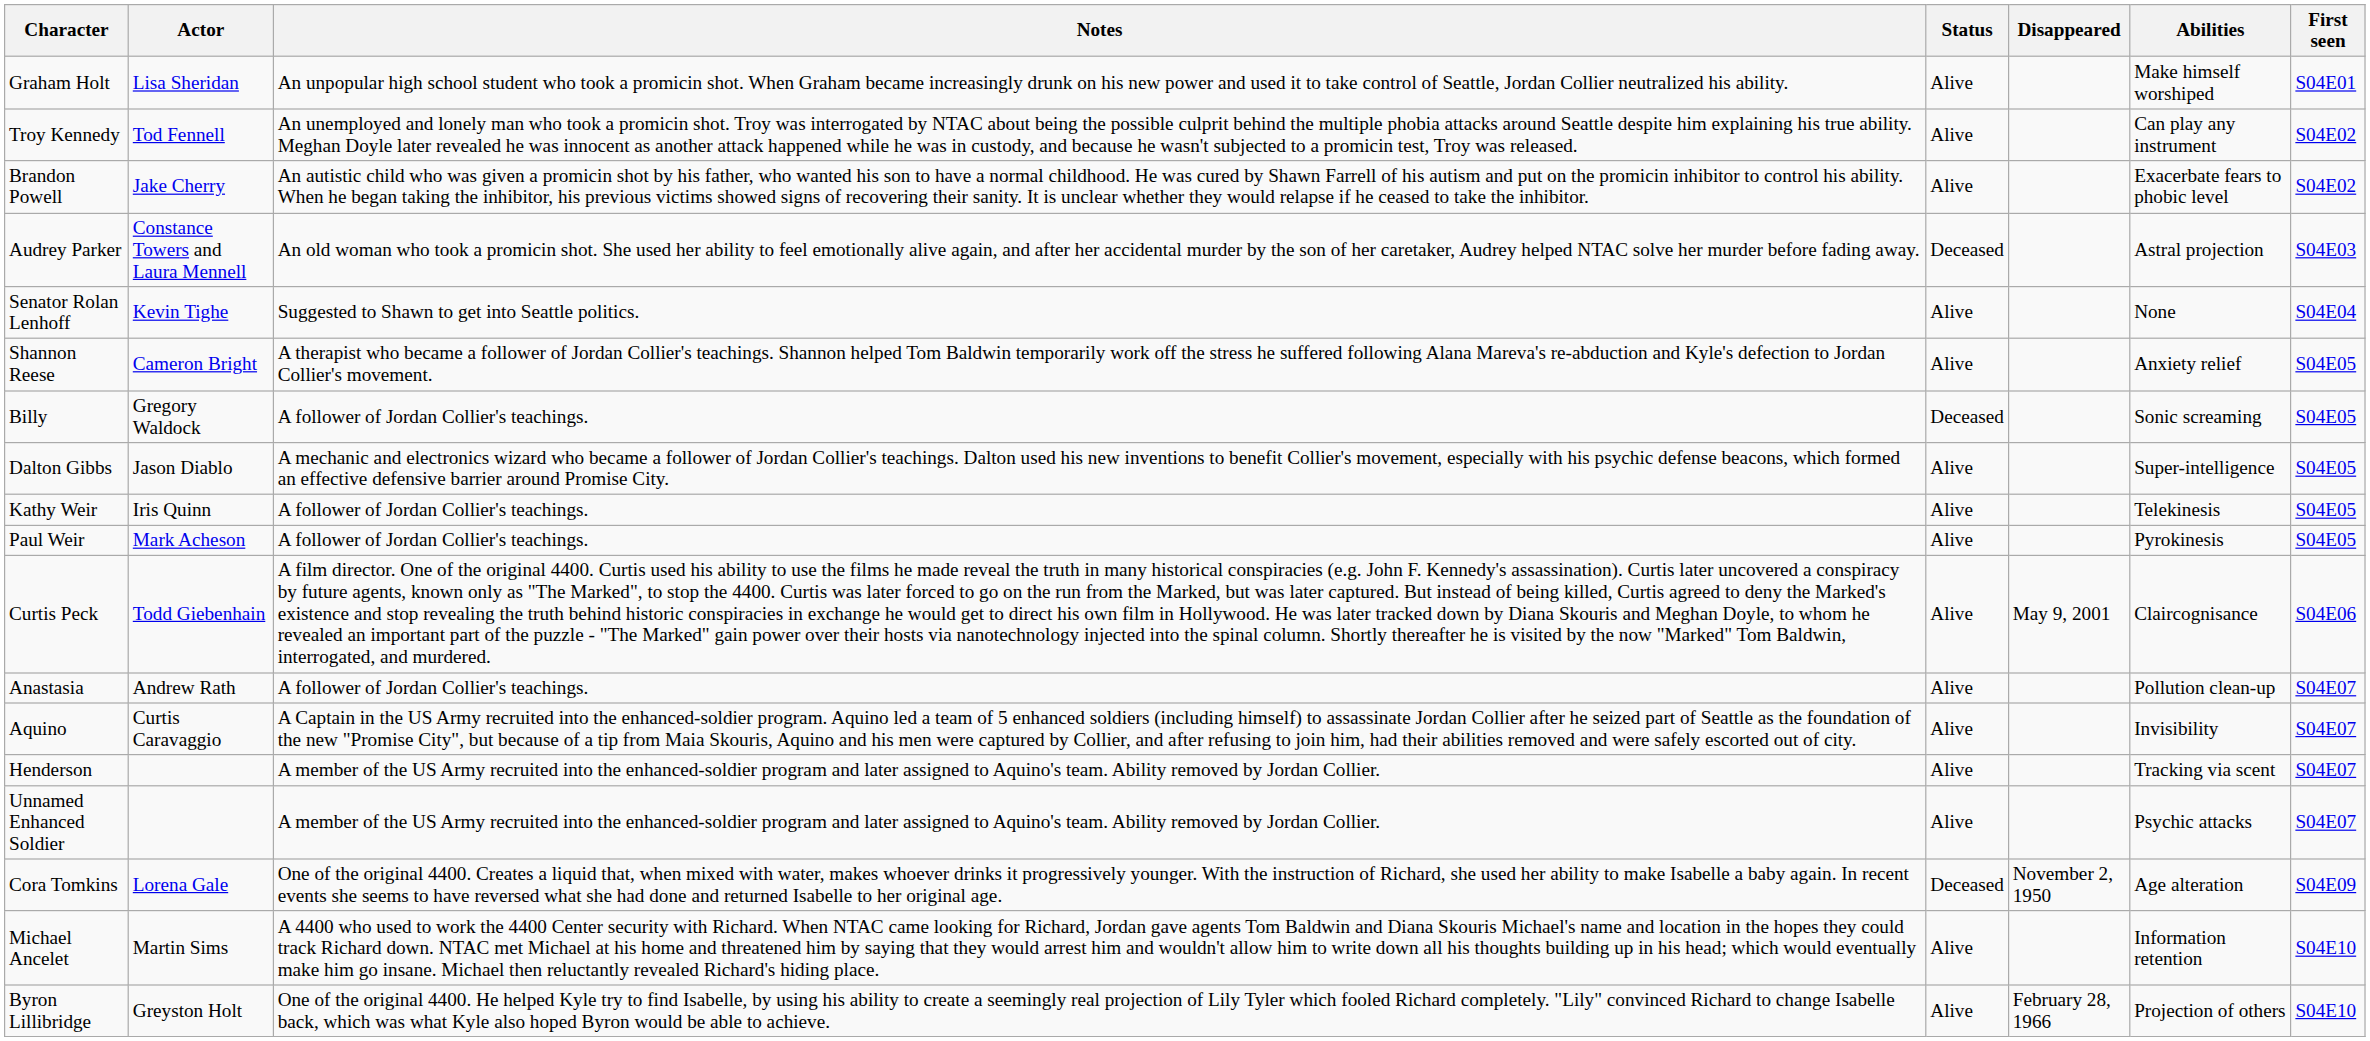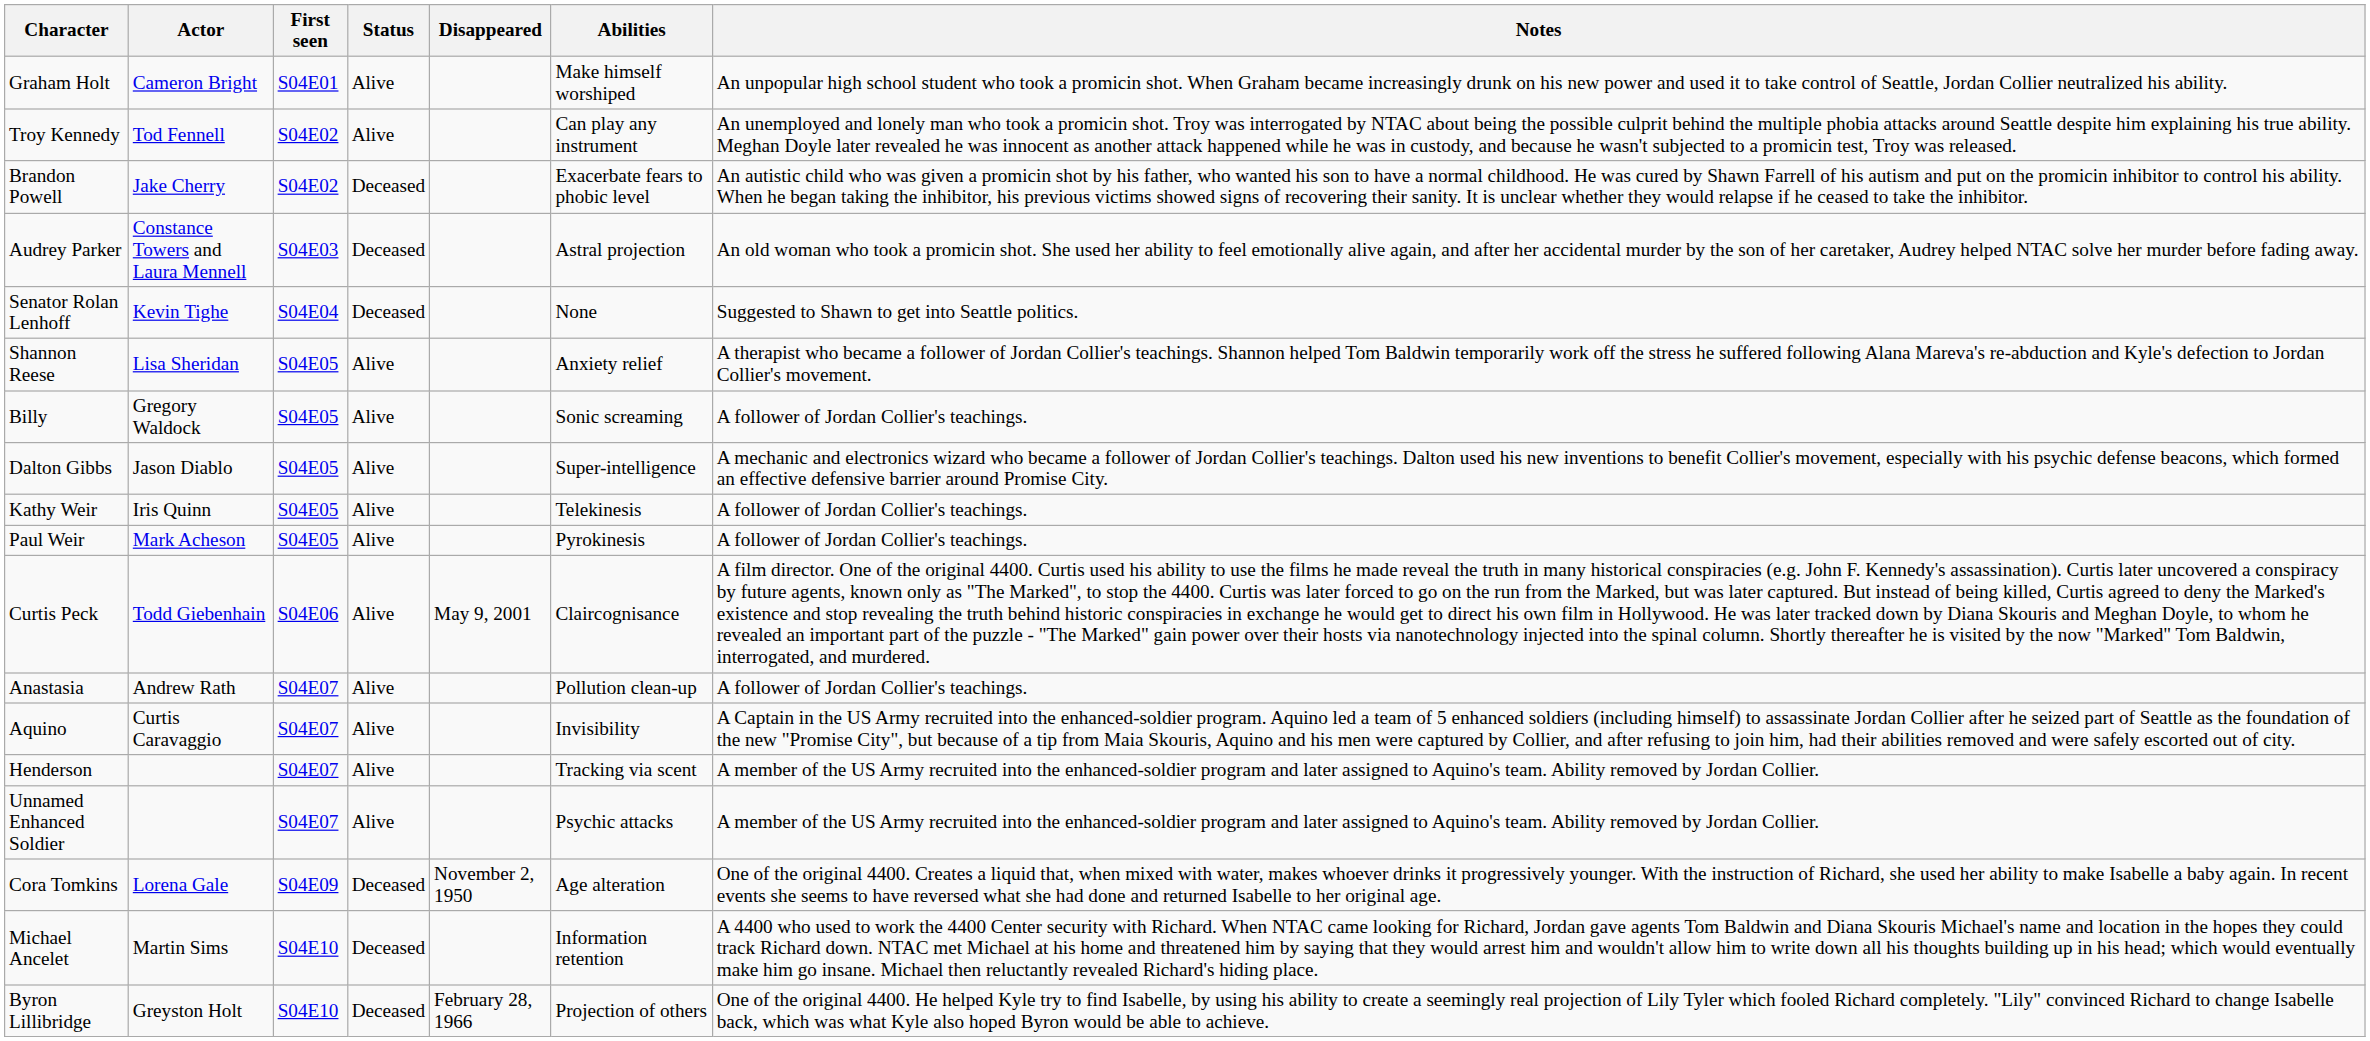columns swapped: (2328, 30) <-> (1100, 30)
(186, 82) Lisa Sheridan -> (195, 82) Cameron Bright
(1952, 186) Alive -> (388, 186) Deceased
(1952, 312) Alive -> (388, 312) Deceased
(195, 364) Cameron Bright -> (186, 364) Lisa Sheridan
(1967, 416) Deceased -> (373, 416) Alive
(1952, 947) Alive -> (388, 947) Deceased
(1952, 1010) Alive -> (388, 1010) Deceased
